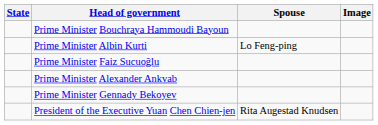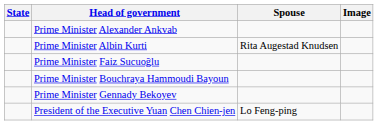rows swapped: (106, 78) <-> (131, 29)
(269, 45) Lo Feng-ping -> (289, 45) Rita Augestad Knudsen
(289, 111) Rita Augestad Knudsen -> (269, 111) Lo Feng-ping
